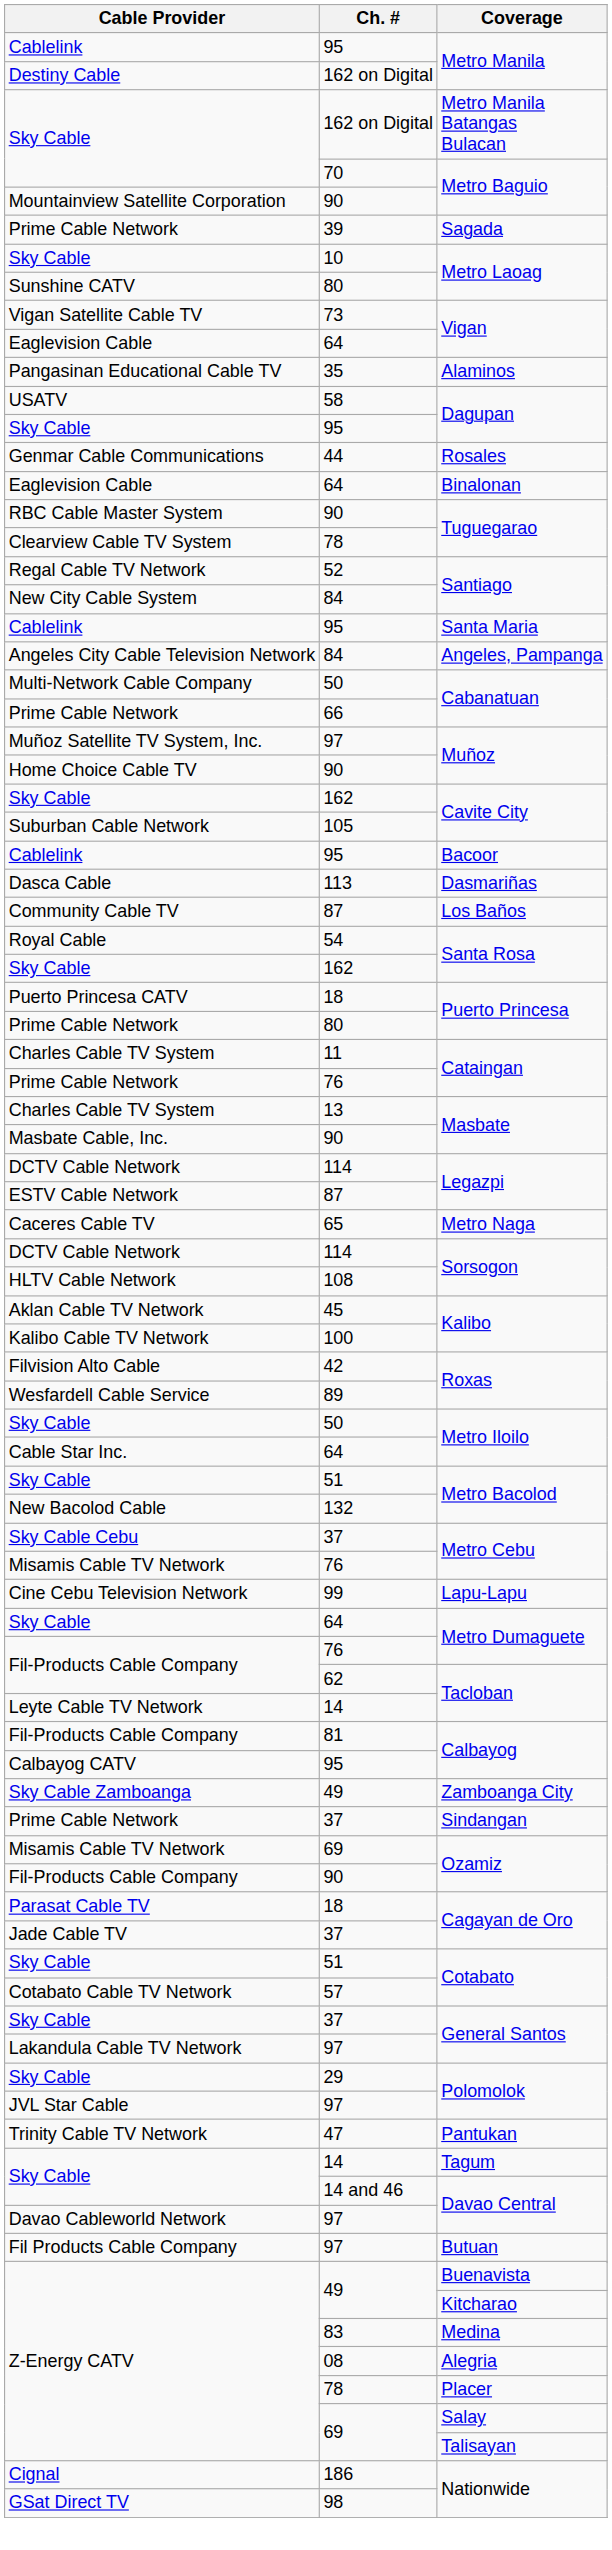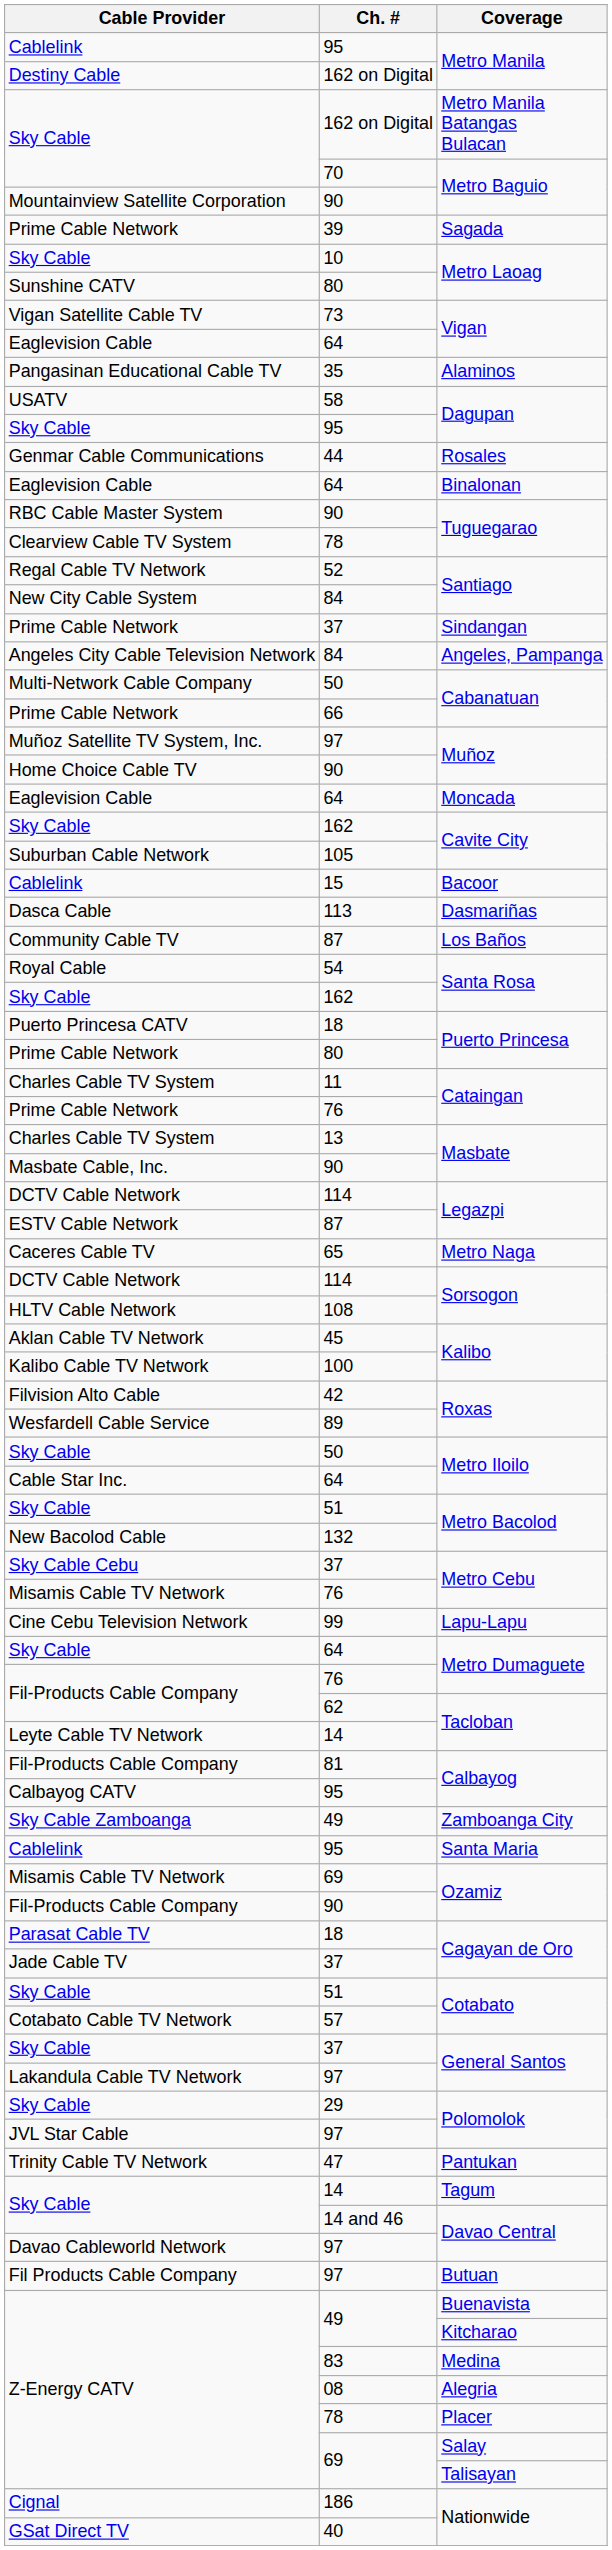rows swapped: (46, 627) <-> (93, 1821)
+ row: (80, 797)
(333, 854) 95 -> (333, 883) 15
(333, 2503) 98 -> (333, 2531) 40
